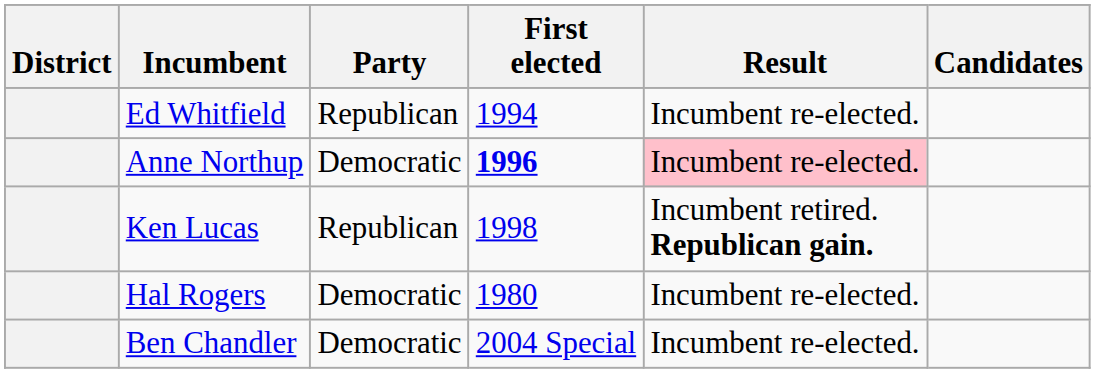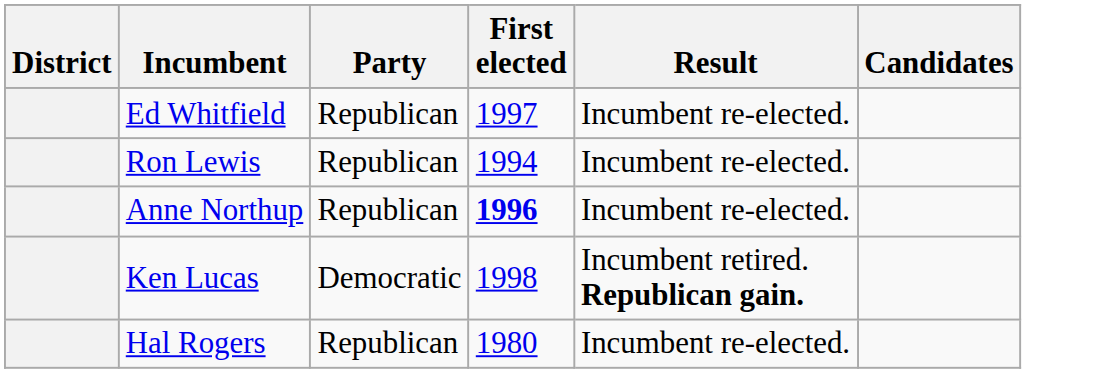(507, 112) 1994 -> (507, 112) 1997
+ row: (193, 161)
(390, 161) Democratic -> (388, 210) Republican
(785, 161) pink background -> (715, 210) no background
(388, 228) Republican -> (390, 276) Democratic
(390, 294) Democratic -> (388, 343) Republican
- row: (211, 343)
